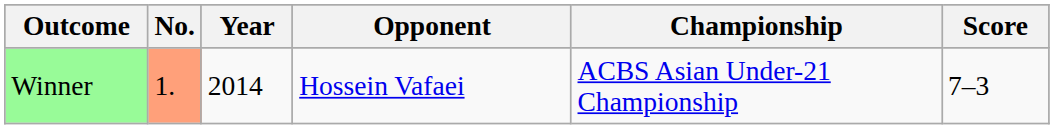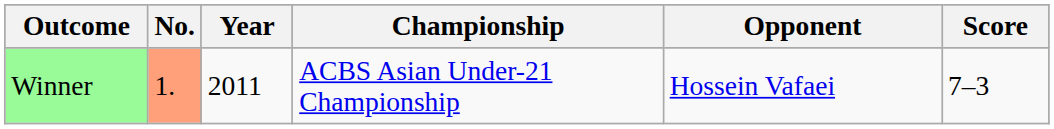columns swapped: (756, 26) <-> (432, 26)
(235, 85) 2014 -> (235, 85) 2011
